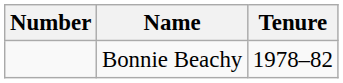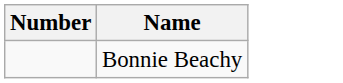- column: (293, 22)
